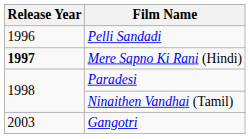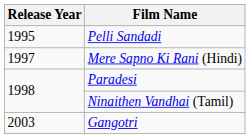(21, 36) 1996 -> (21, 36) 1995
(21, 58) bold -> (21, 58) normal
